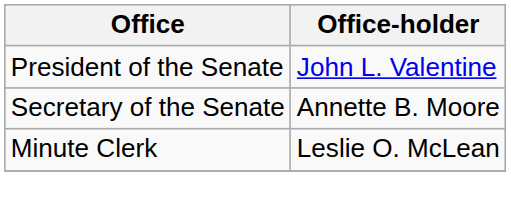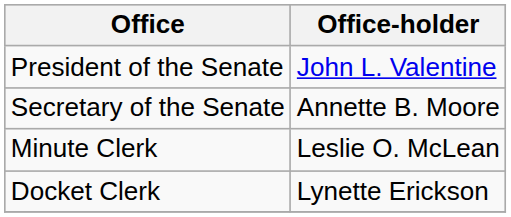+ row: (85, 190)
